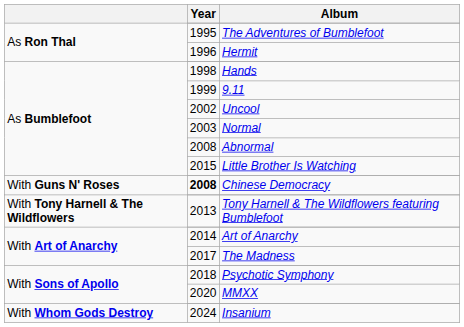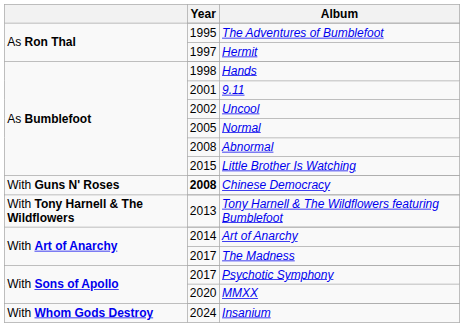(203, 52) 1996 -> (203, 52) 1997
(203, 90) 1999 -> (203, 90) 2001
(203, 128) 2003 -> (203, 128) 2005
(203, 274) 2018 -> (203, 274) 2017
